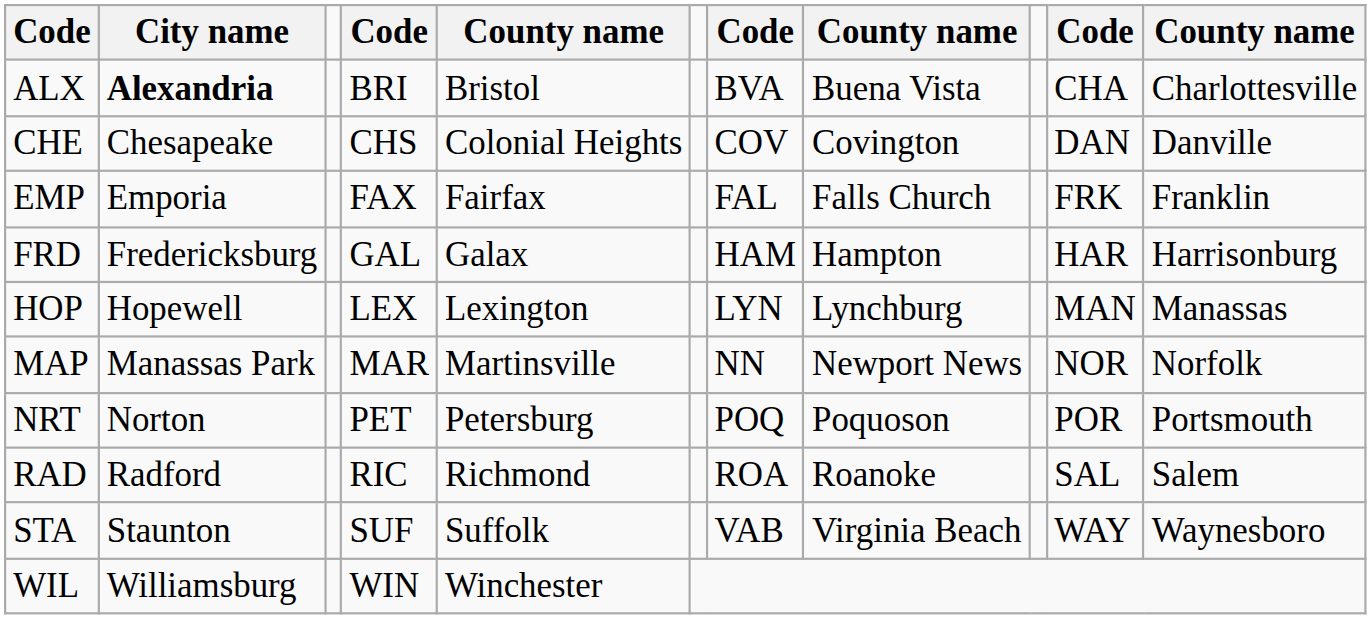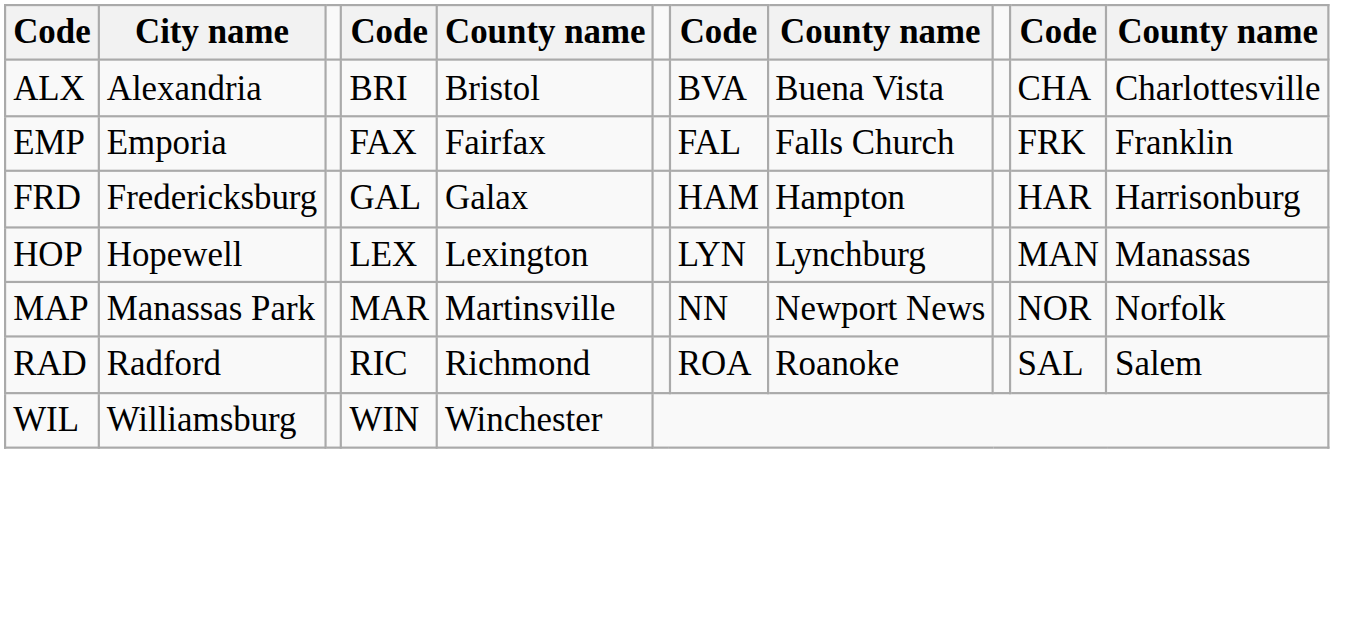(190, 87) bold -> (184, 87) normal
- row: (48, 142)
- row: (47, 419)
- row: (45, 530)
